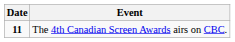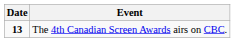(17, 29) 11 -> (17, 29) 13
